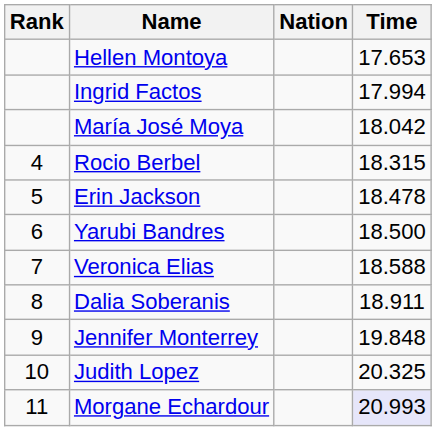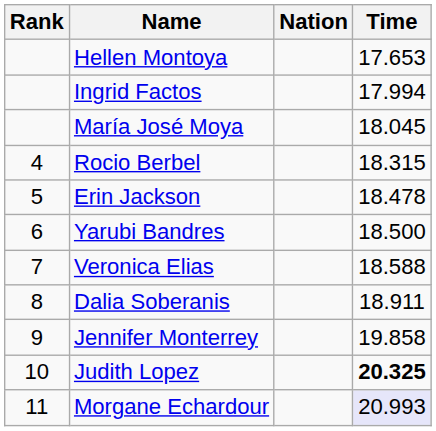(392, 127) 18.042 -> (392, 127) 18.045
(392, 337) 19.848 -> (392, 337) 19.858
(392, 372) normal -> (392, 372) bold
